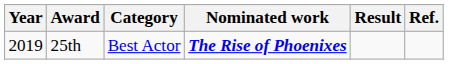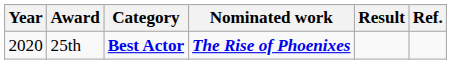(26, 45) 2019 -> (26, 45) 2020
(144, 45) normal -> (146, 45) bold
